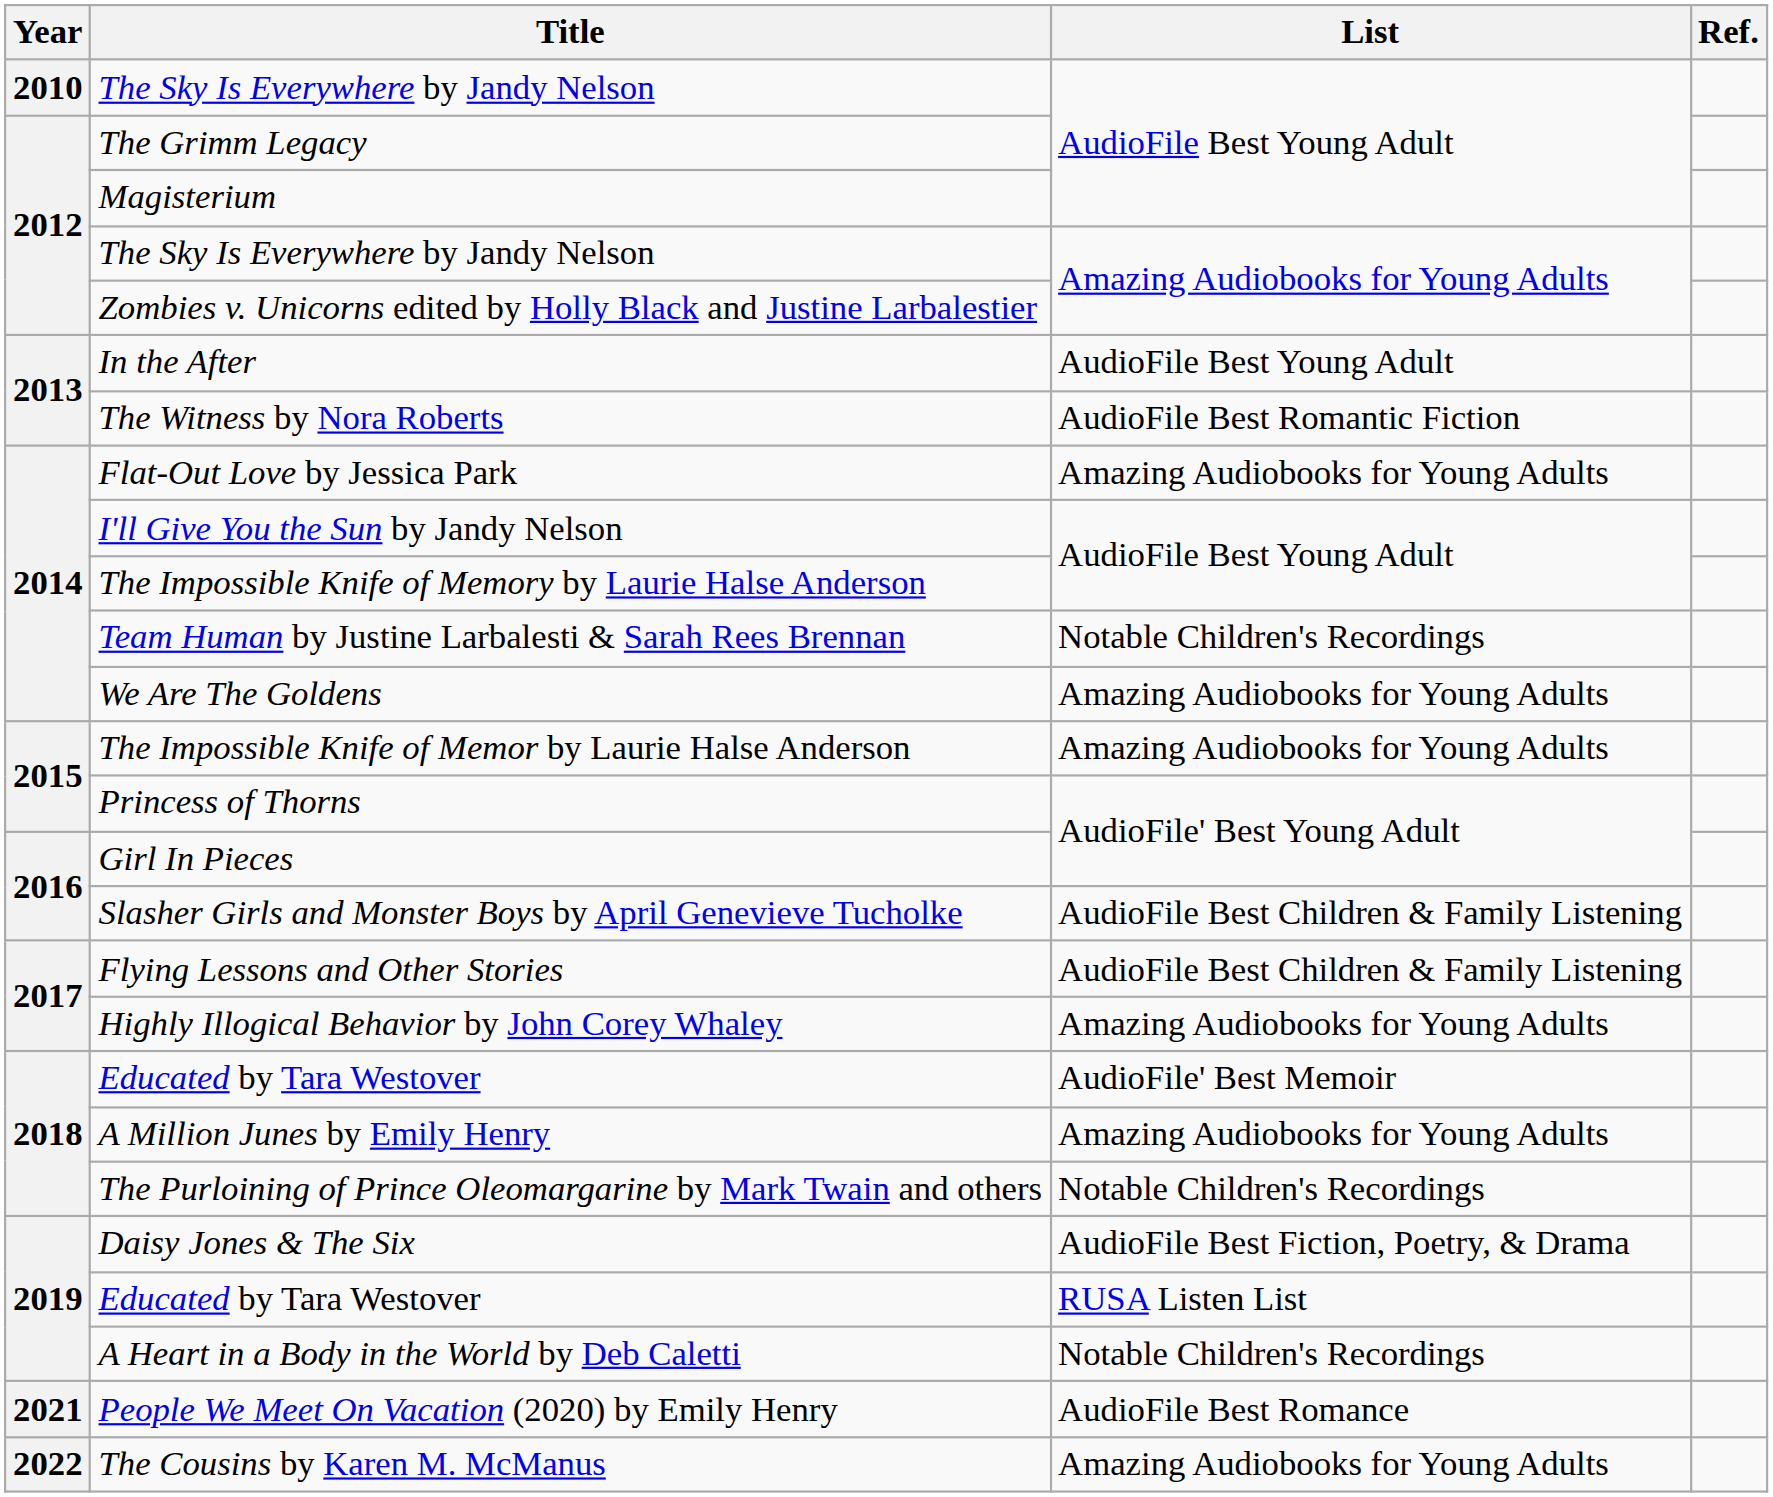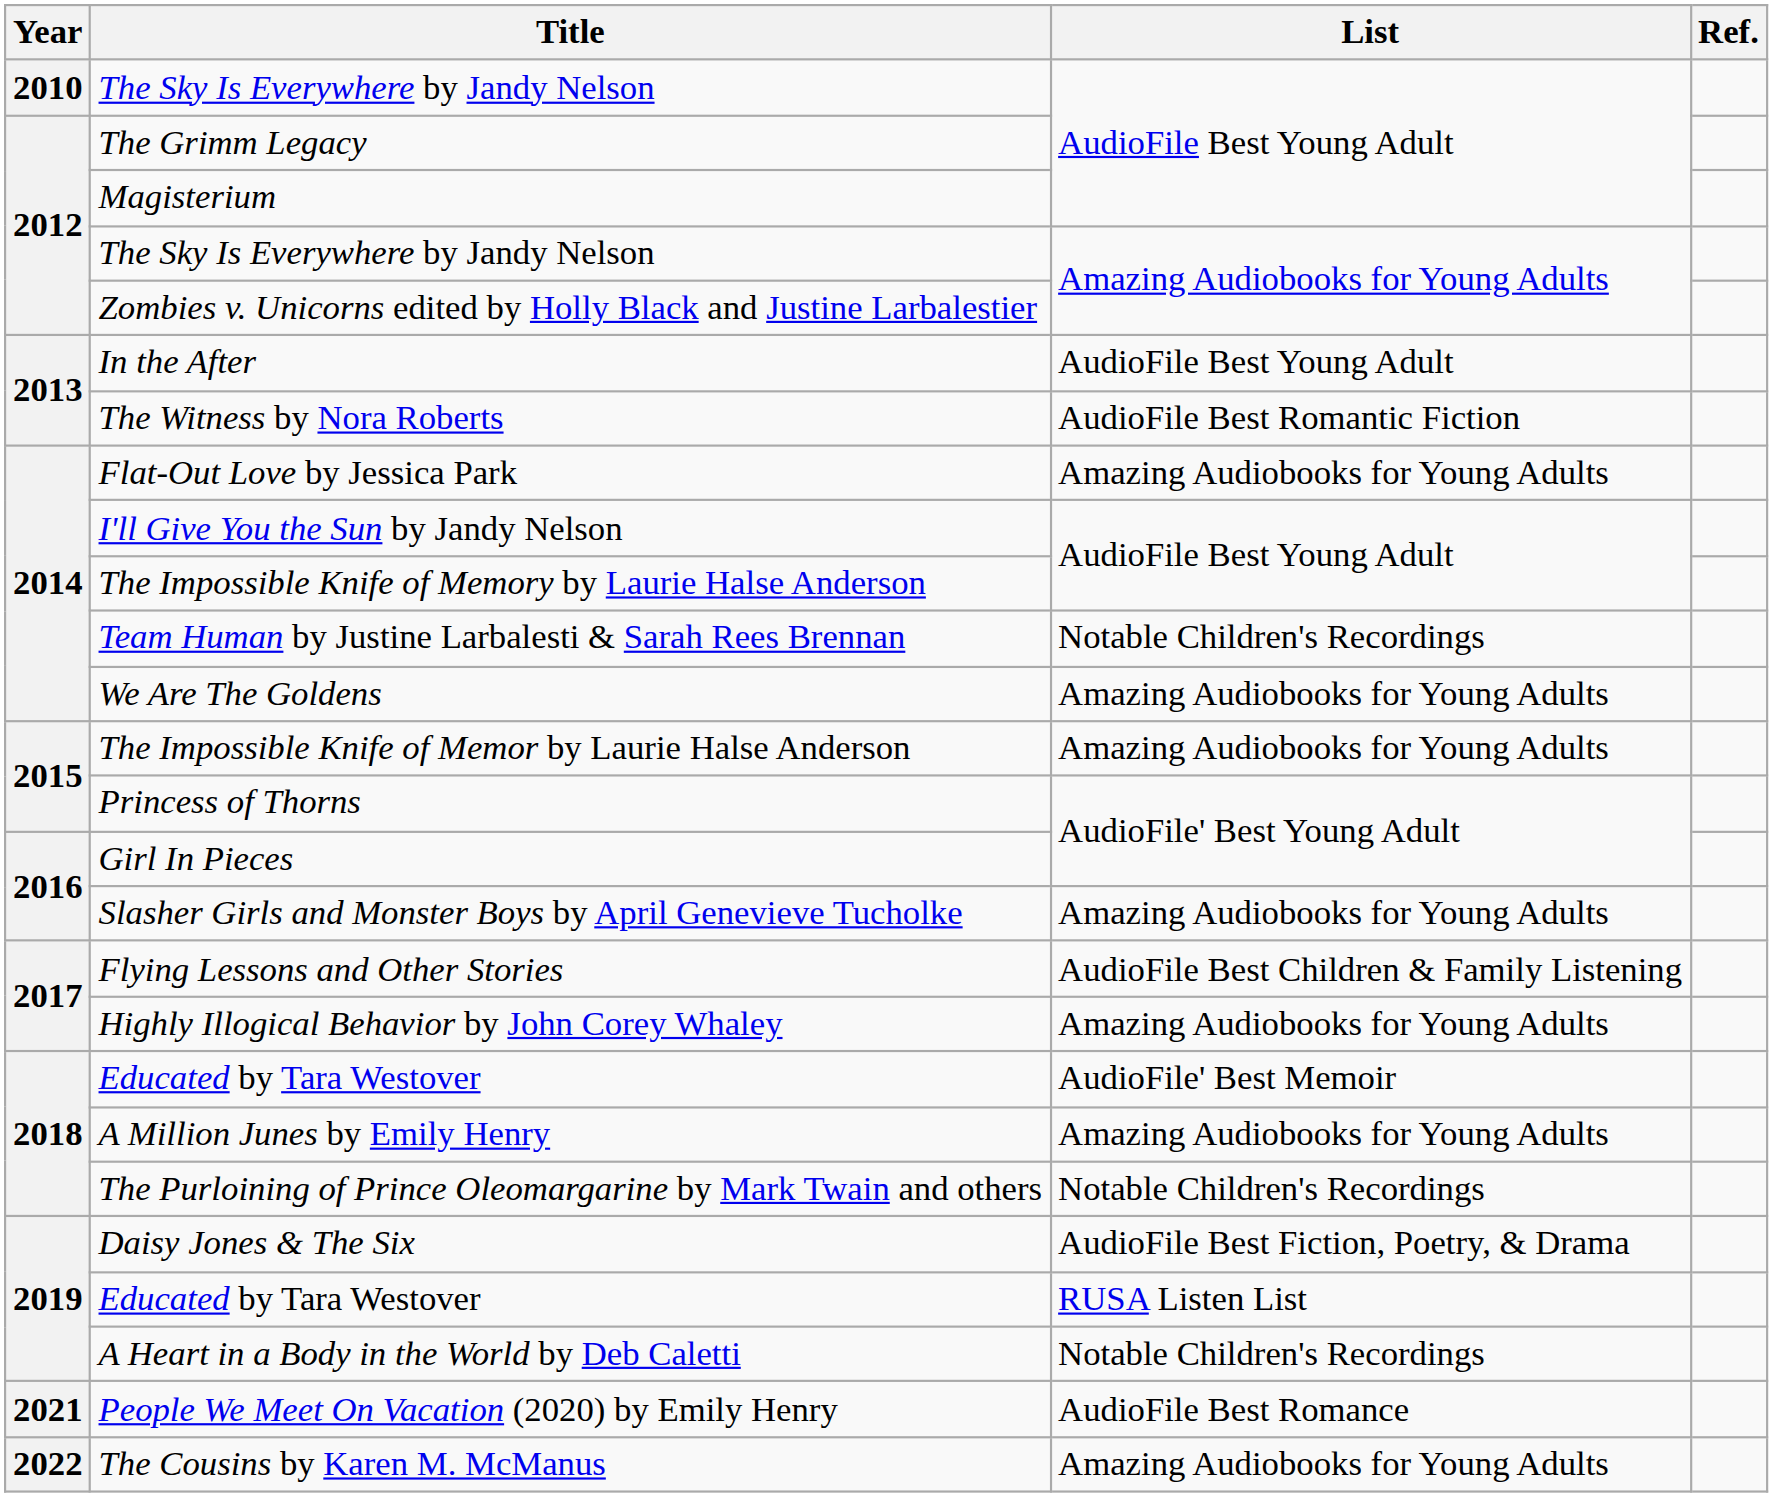(1370, 913) AudioFile Best Children & Family Listening -> (1333, 913) Amazing Audiobooks for Young Adults
